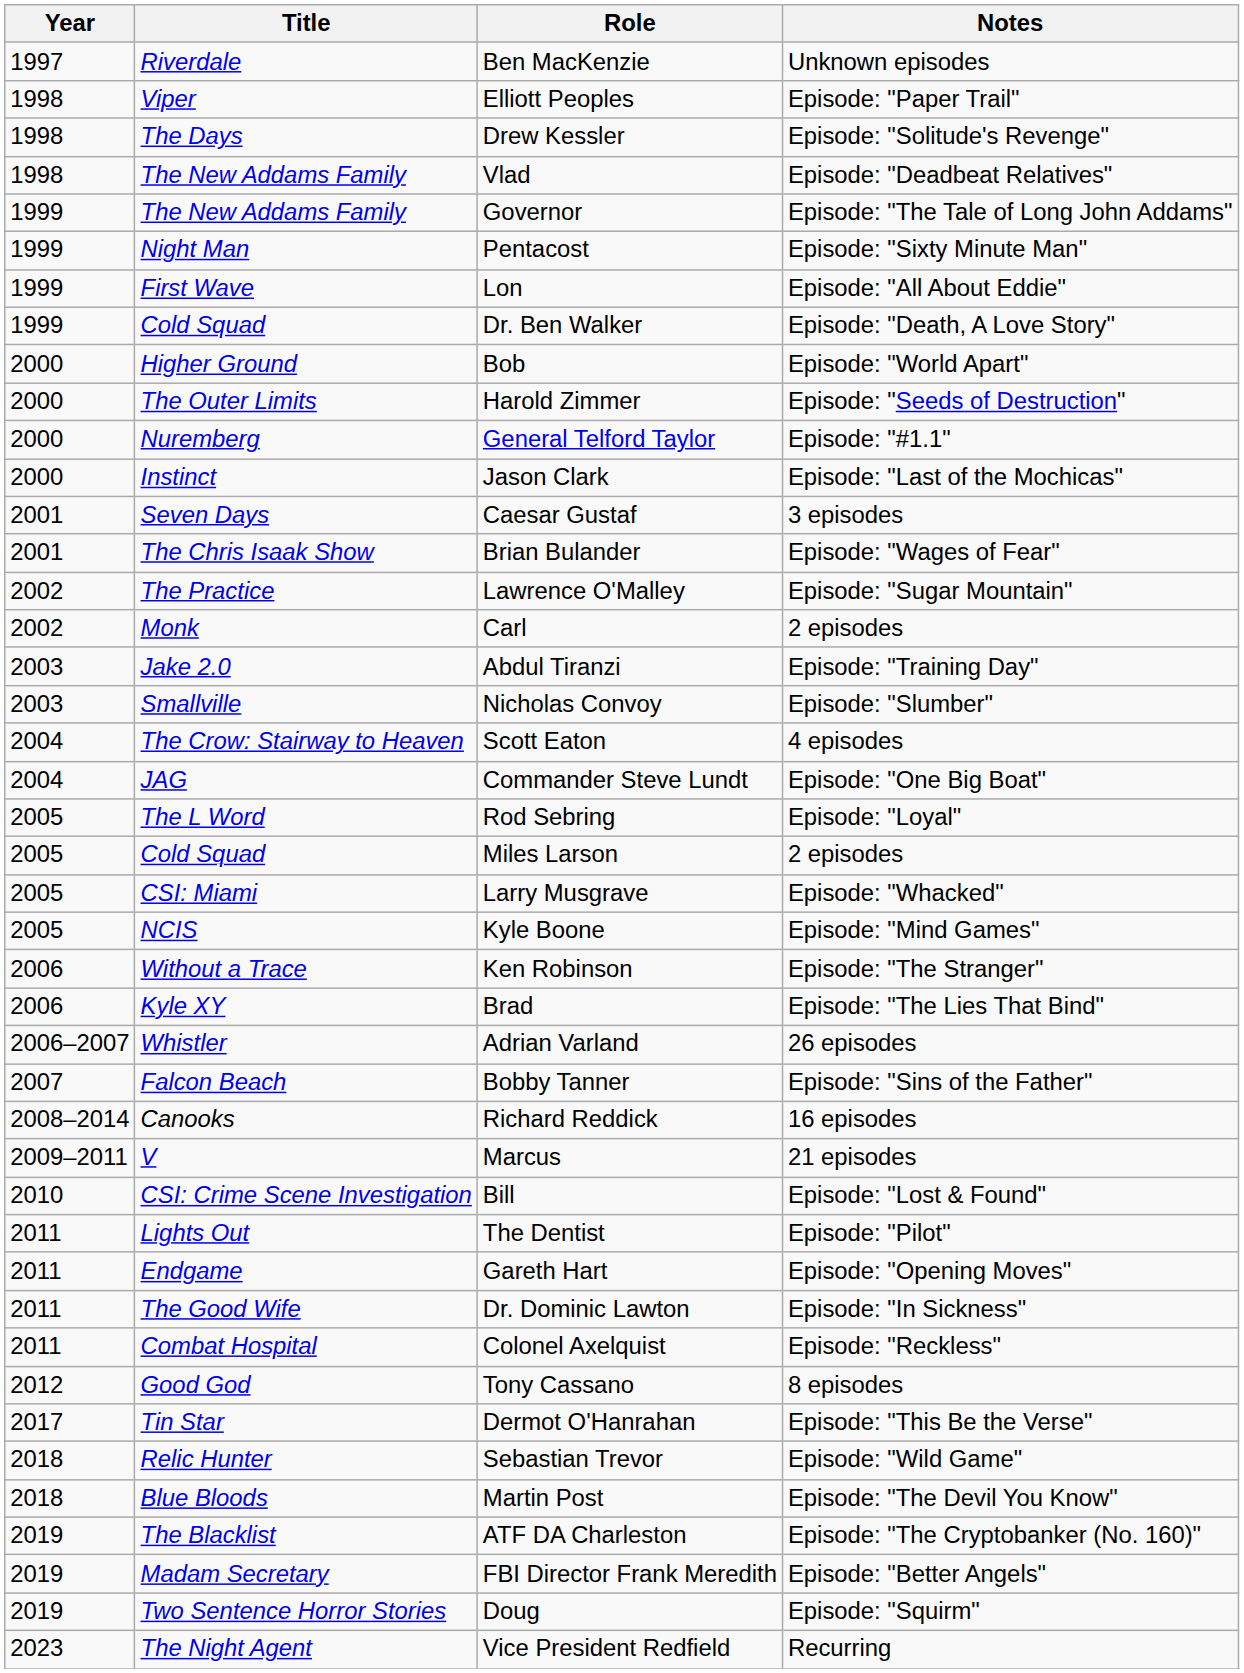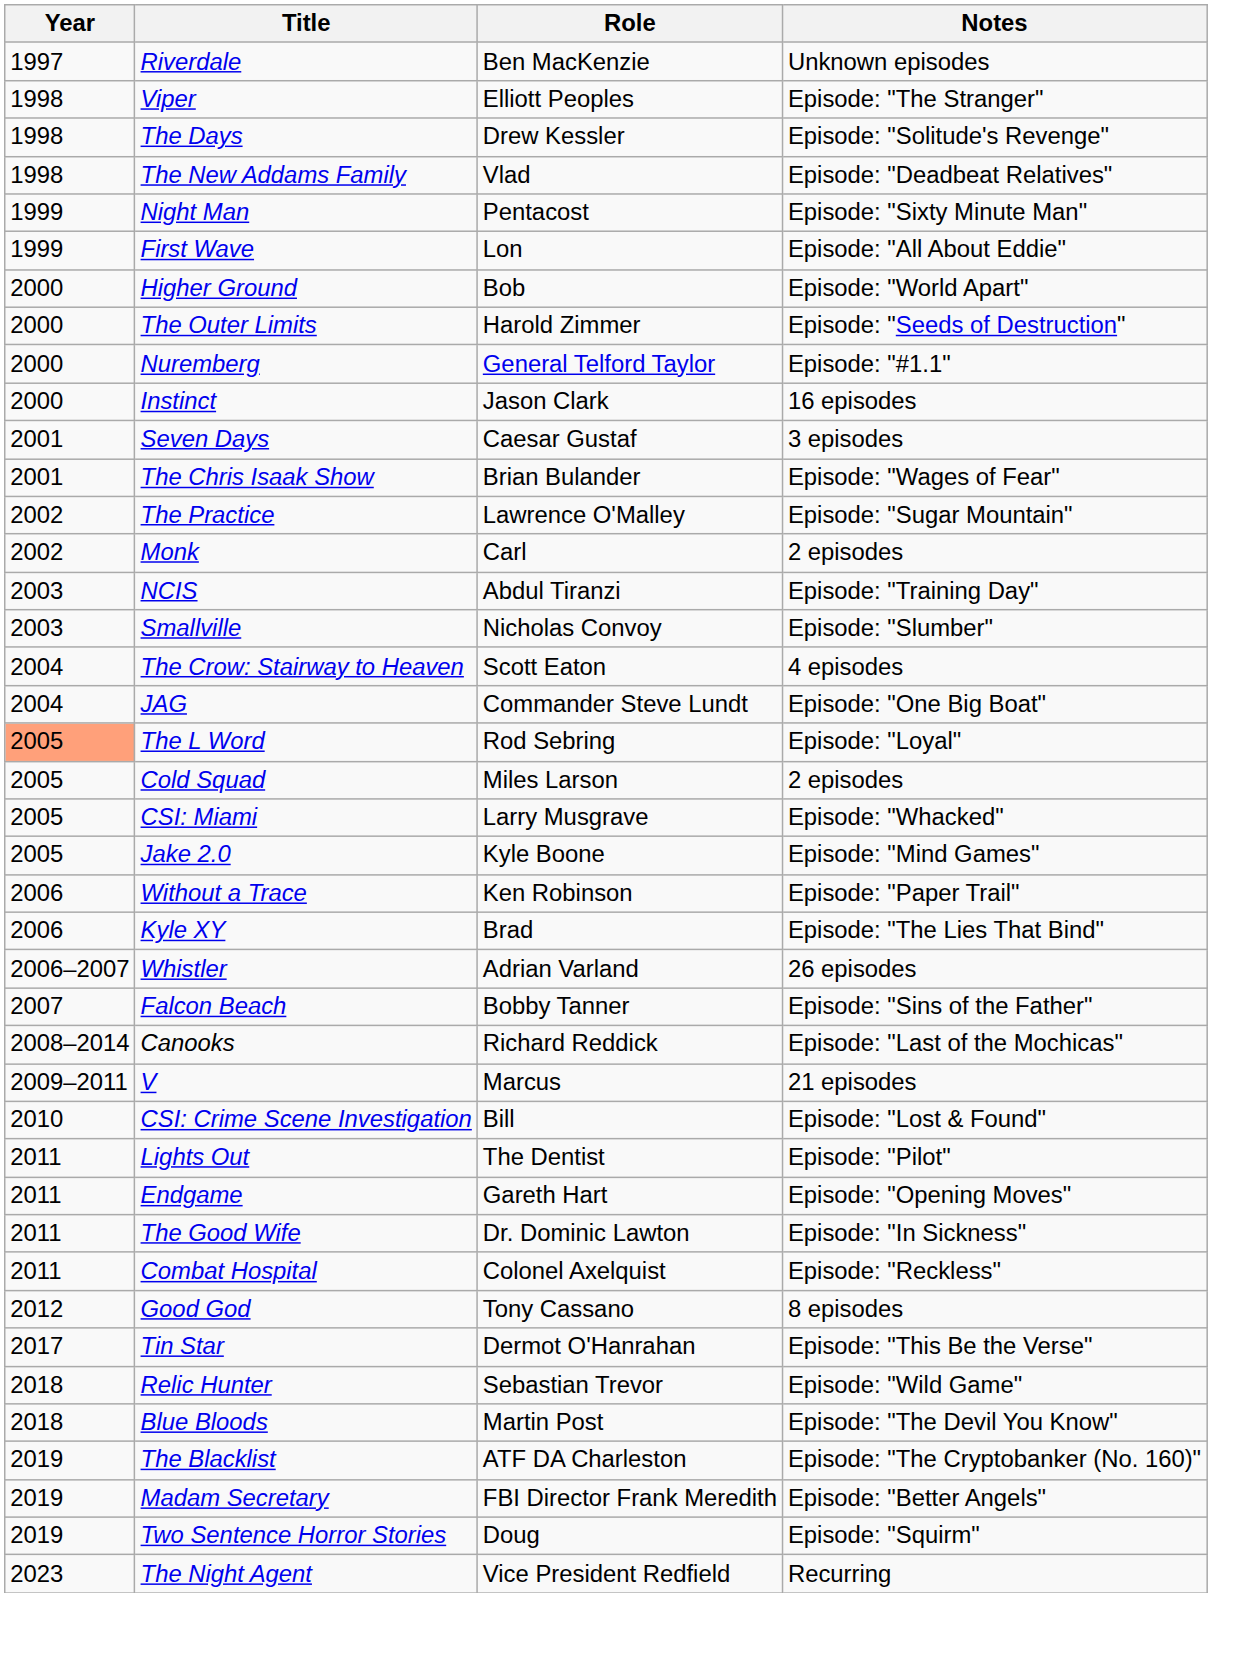(904, 99) Episode: "Paper Trail" -> (916, 99) Episode: "The Stranger"
- row: (533, 212)
- row: (563, 325)
(955, 477) Episode: "Last of the Mochicas" -> (852, 401) 16 episodes
(186, 666) Jake 2.0 -> (169, 590) NCIS
(37, 817) no background -> (37, 741) lightsalmon background
(169, 930) NCIS -> (186, 855) Jake 2.0
(916, 968) Episode: "The Stranger" -> (904, 893) Episode: "Paper Trail"
(852, 1119) 16 episodes -> (955, 1044) Episode: "Last of the Mochicas"
